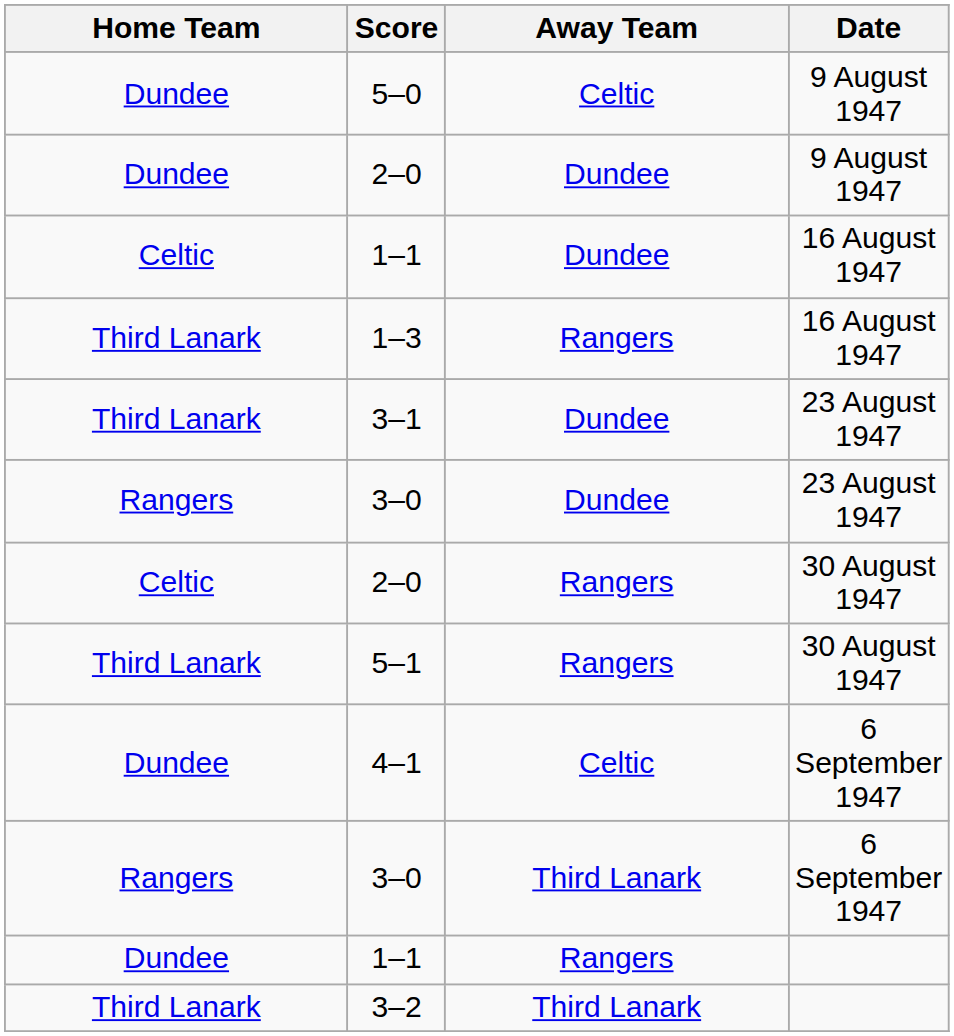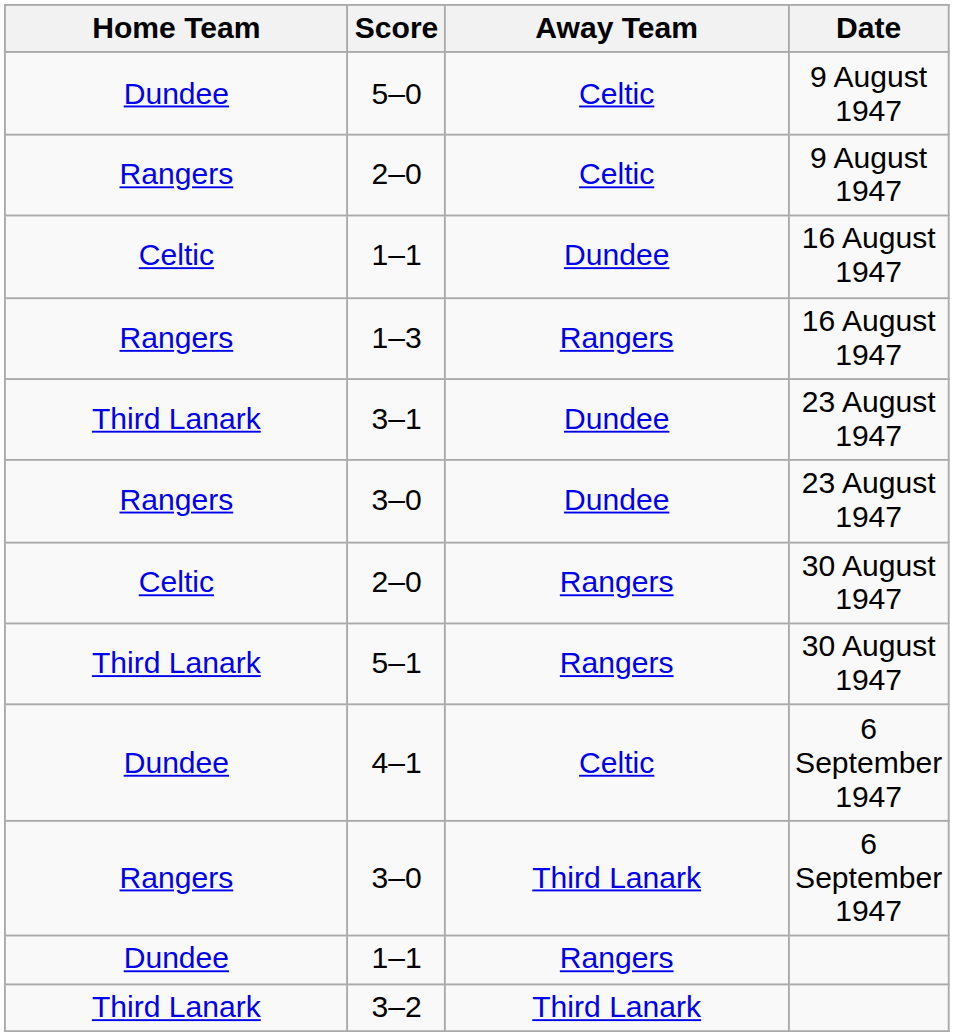(176, 174) Dundee -> (176, 174) Rangers
(617, 174) Dundee -> (617, 174) Celtic
(176, 337) Third Lanark -> (176, 337) Rangers
